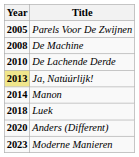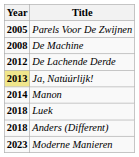(17, 62) 2010 -> (17, 62) 2012
(17, 128) 2020 -> (17, 128) 2018
